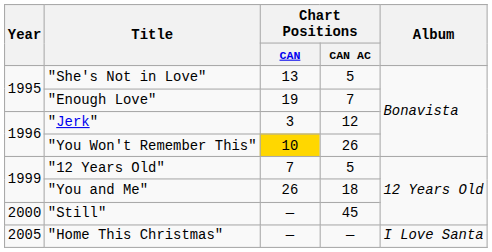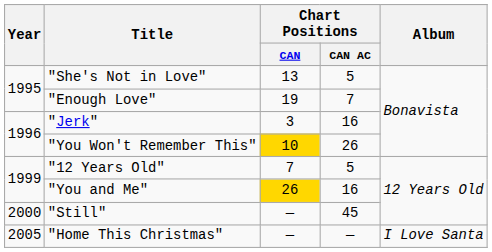(350, 123) 12 -> (350, 123) 16
(290, 191) no background -> (290, 191) gold background
(350, 191) 18 -> (350, 191) 16
